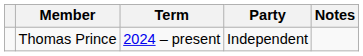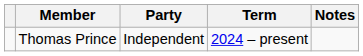columns swapped: (268, 16) <-> (172, 16)
